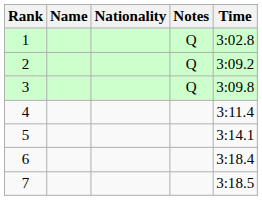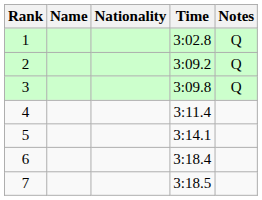columns swapped: (235, 16) <-> (191, 16)
